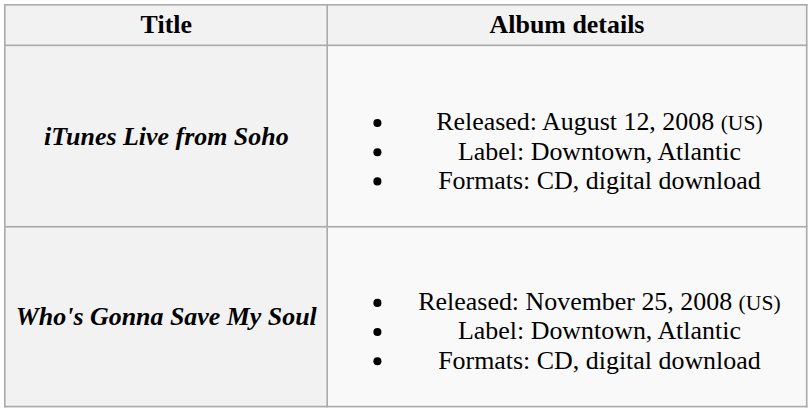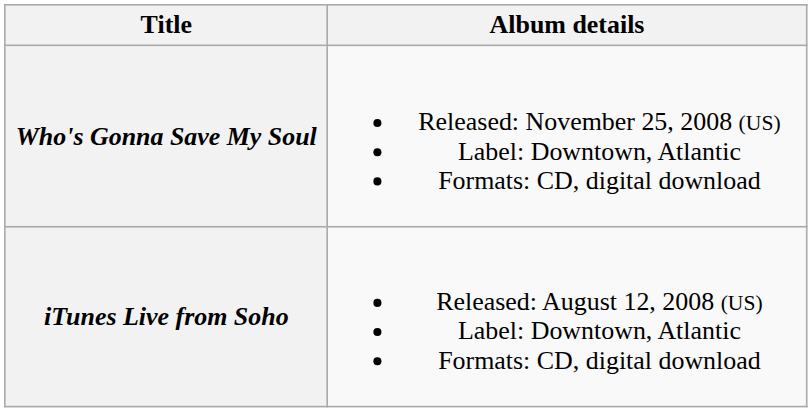rows swapped: (166, 135) <-> (166, 316)
